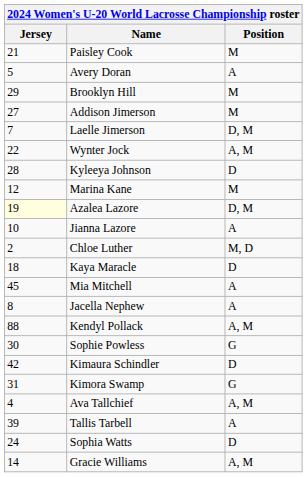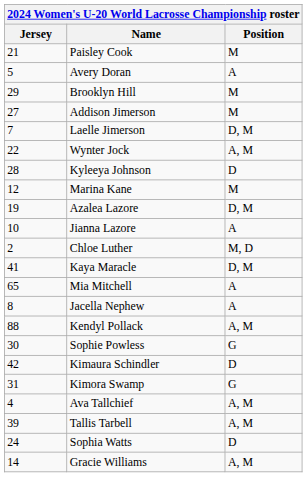(13, 209) lightyellow background -> (13, 209) no background
(13, 267) 18 -> (13, 267) 41
(232, 267) D -> (240, 267) D, M
(13, 287) 45 -> (13, 287) 65
(232, 423) A -> (240, 423) A, M
